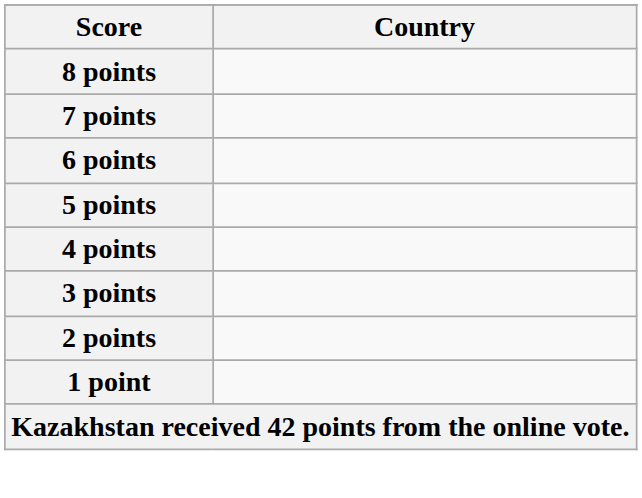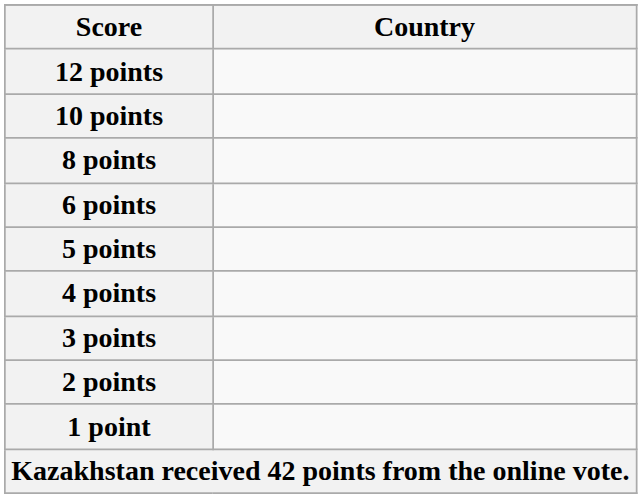+ row: (109, 71)
+ row: (109, 115)
- row: (109, 115)
